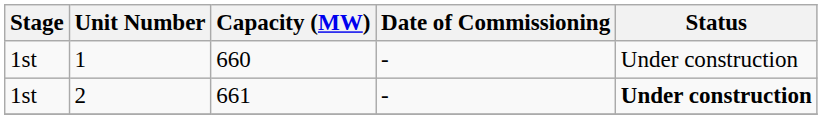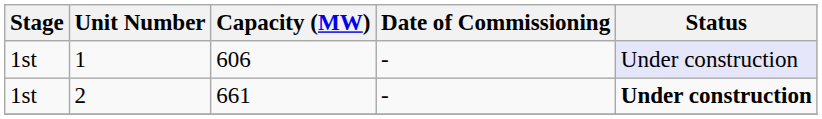(234, 59) 660 -> (234, 59) 606
(709, 59) no background -> (709, 59) lavender background
